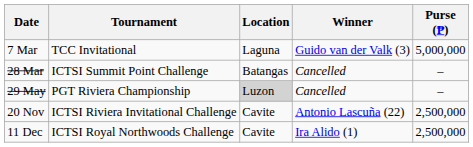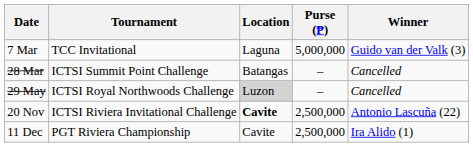columns swapped: (440, 22) <-> (352, 22)
(121, 91) PGT Riviera Championship -> (143, 91) ICTSI Royal Northwoods Challenge
(259, 111) normal -> (260, 111) bold
(143, 132) ICTSI Royal Northwoods Challenge -> (121, 132) PGT Riviera Championship
